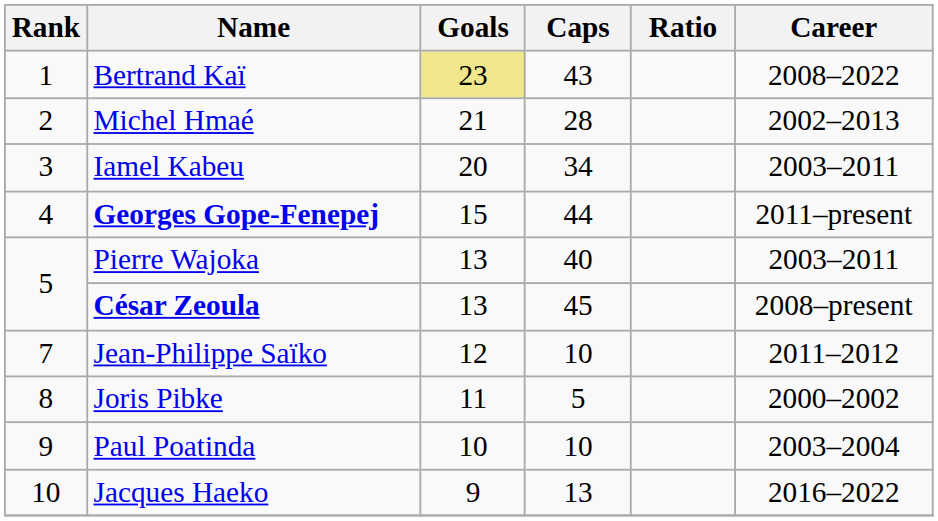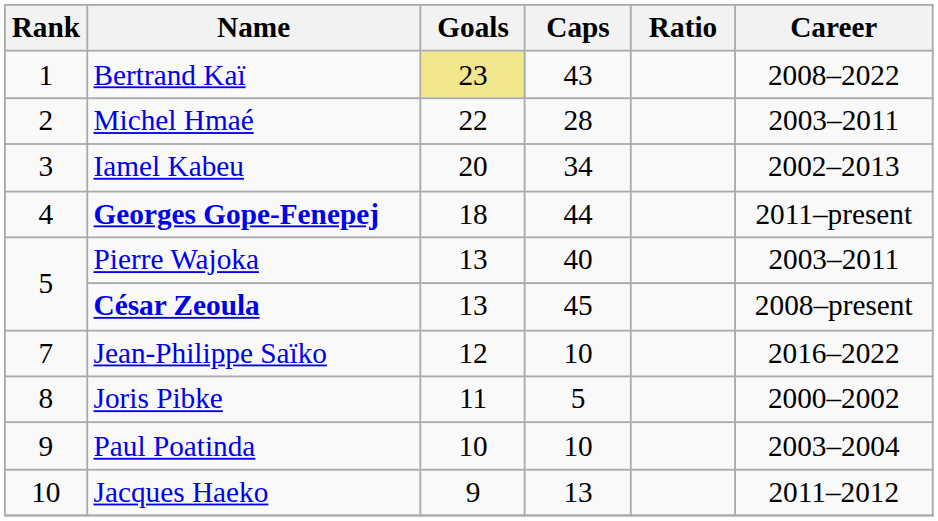(473, 120) 21 -> (473, 120) 22
(834, 120) 2002–2013 -> (834, 120) 2003–2011
(834, 167) 2003–2011 -> (834, 167) 2002–2013
(473, 213) 15 -> (473, 213) 18
(834, 352) 2011–2012 -> (834, 352) 2016–2022
(834, 492) 2016–2022 -> (834, 492) 2011–2012
